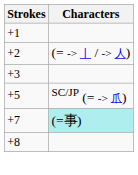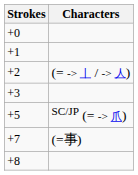+ row: (14, 33)
(66, 120) paleturquoise background -> (66, 139) no background
